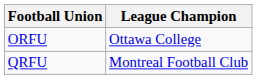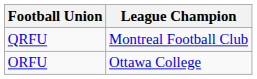rows swapped: (27, 39) <-> (27, 62)
